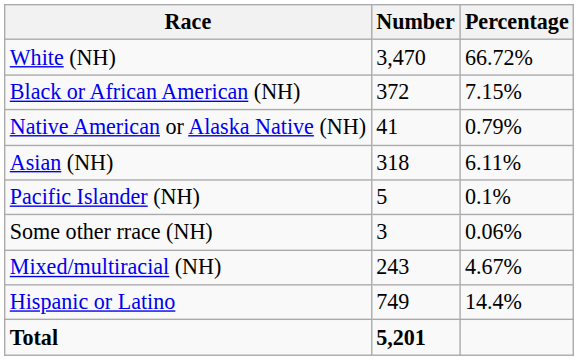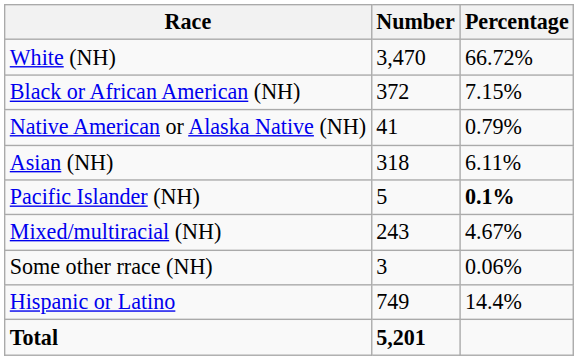(488, 197) normal -> (490, 197) bold
rows swapped: (111, 232) <-> (116, 267)
